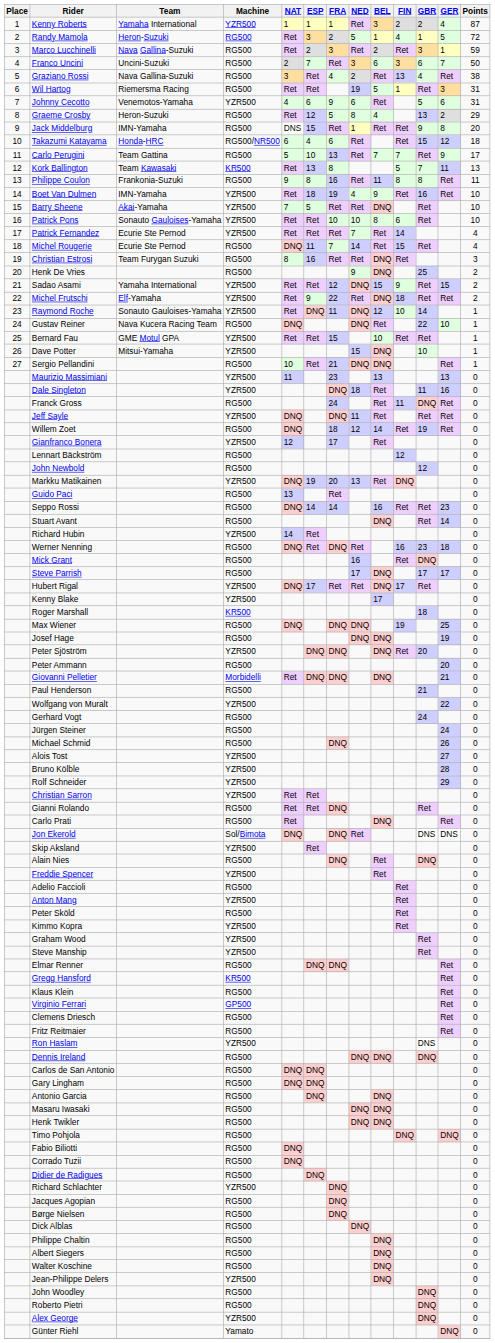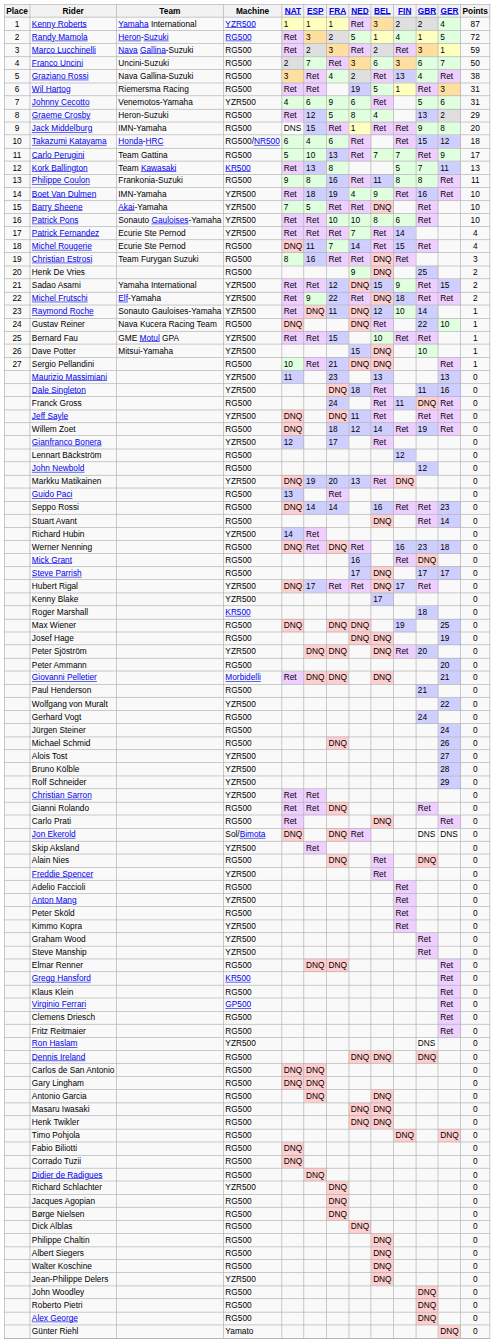(241, 1318) YZR500 -> (238, 1318) RG500
